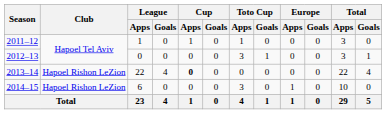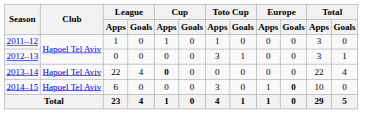(84, 72) Hapoel Rishon LeZion -> (72, 72) Hapoel Tel Aviv
(84, 87) Hapoel Rishon LeZion -> (72, 87) Hapoel Tel Aviv
(318, 87) normal -> (294, 87) bold
